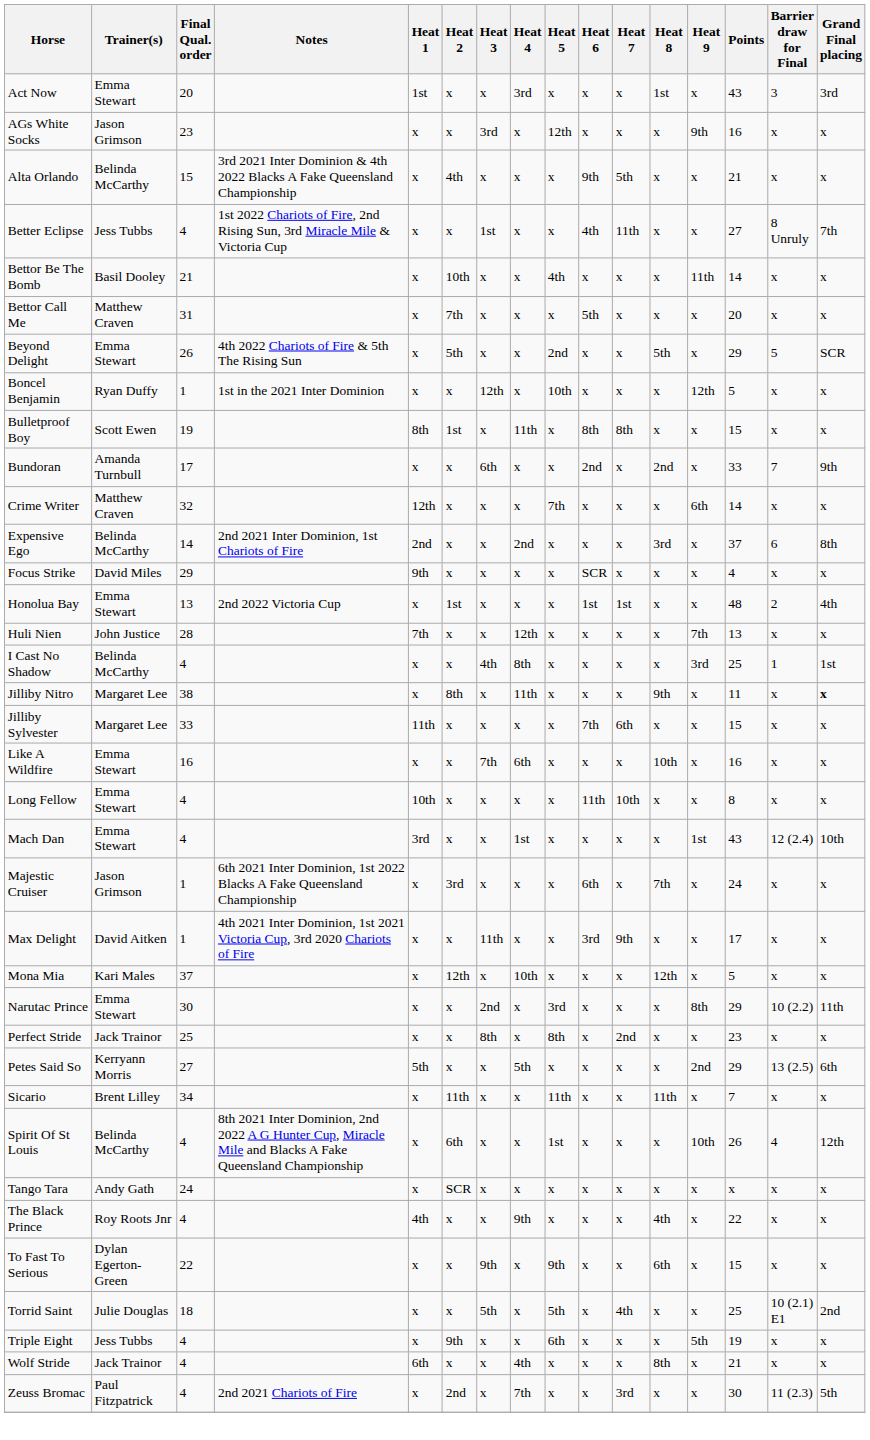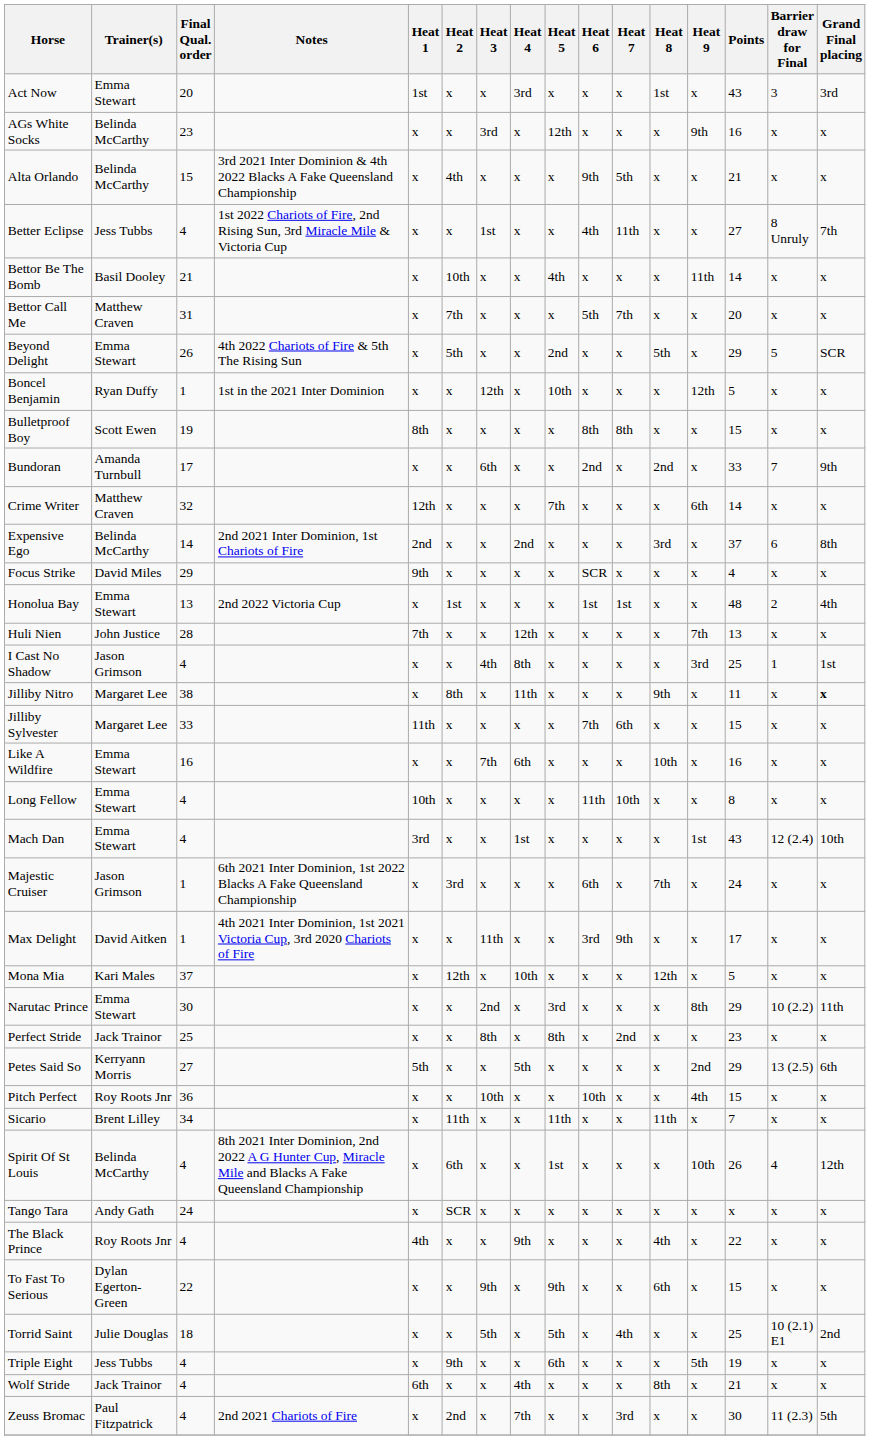(118, 130) Jason Grimson -> (122, 130) Belinda McCarthy
(619, 314) x -> (624, 314) 7th
(454, 428) 1st -> (449, 428) x
(525, 428) 11th -> (517, 428) x
(122, 663) Belinda McCarthy -> (118, 663) Jason Grimson
+ row: (42, 1096)
